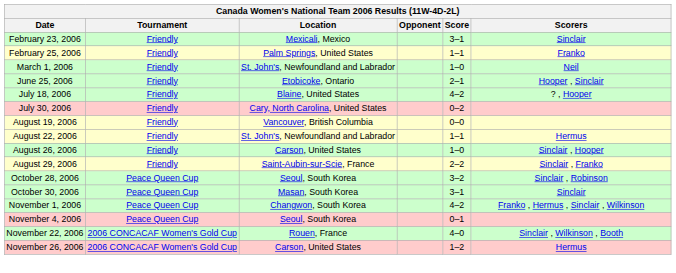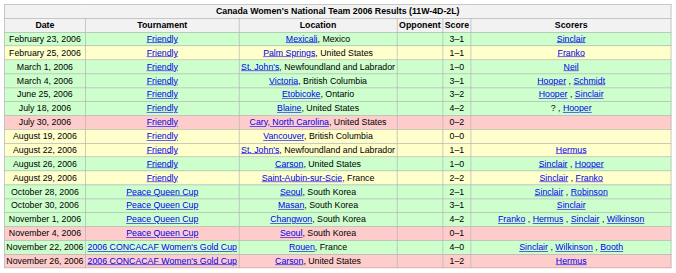+ row: (45, 81)
(457, 81) 2–1 -> (457, 95) 3–2
(457, 178) 3–2 -> (457, 192) 2–1
